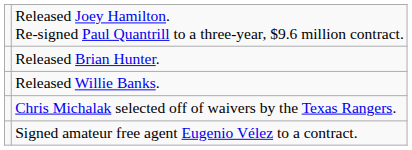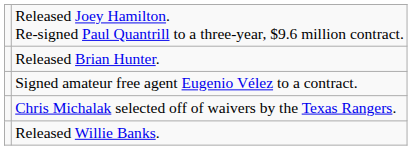rows swapped: (87, 83) <-> (186, 132)
